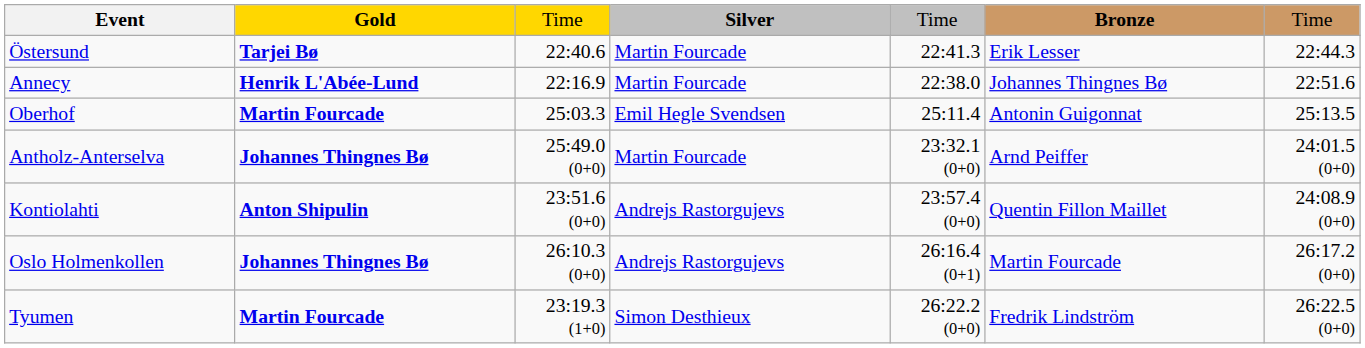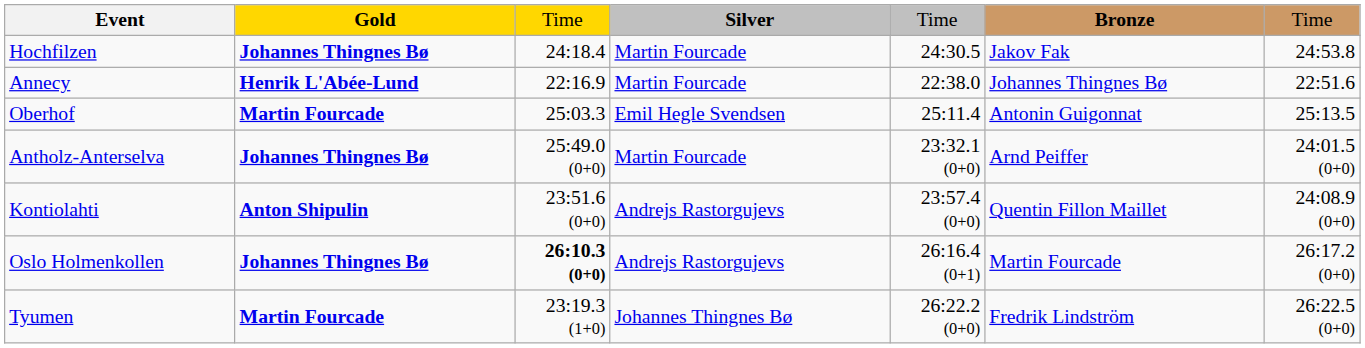- row: (49, 51)
+ row: (53, 51)
(576, 262) normal -> (575, 262) bold
(683, 316) Simon Desthieux -> (703, 316) Johannes Thingnes Bø
